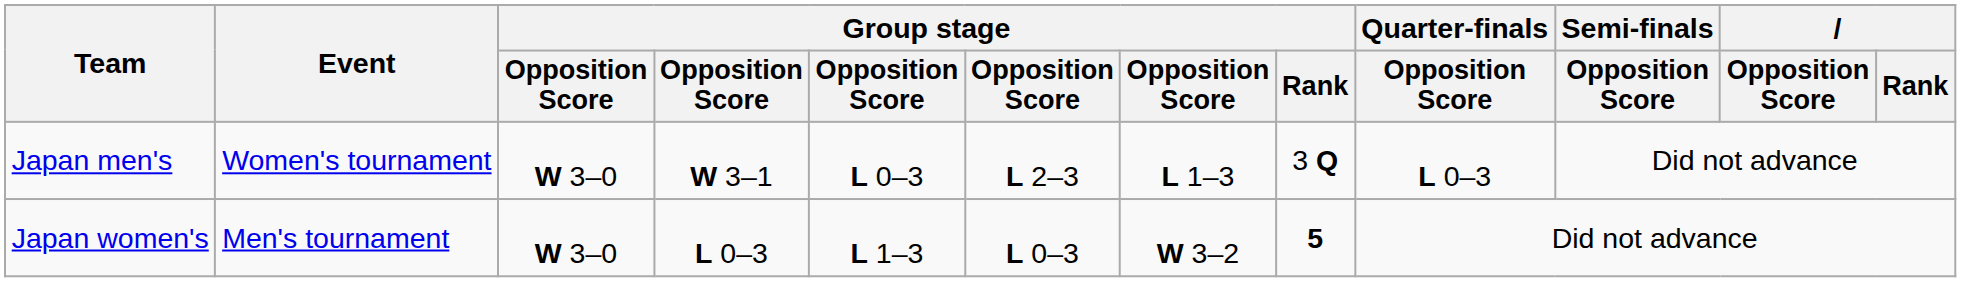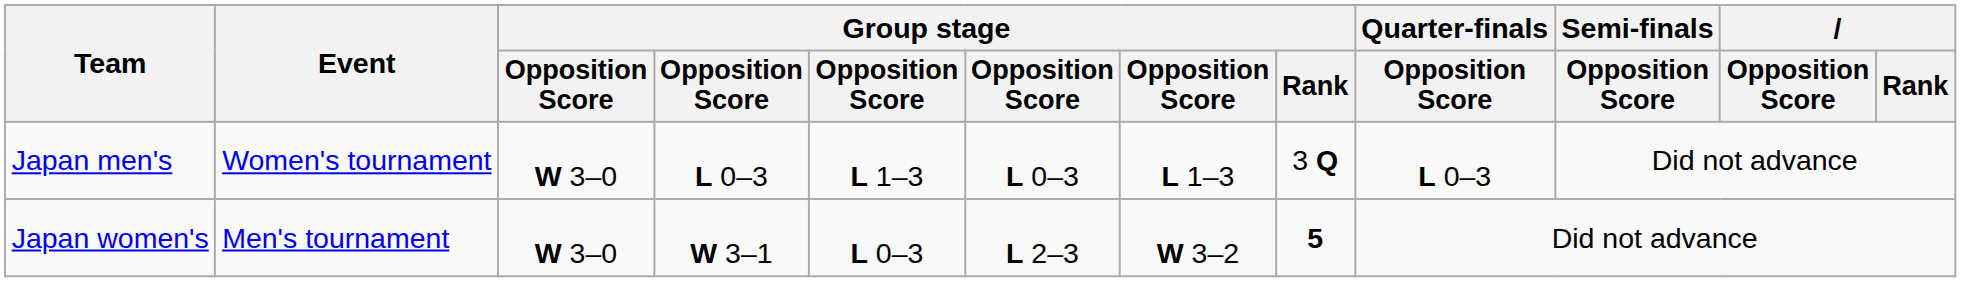(731, 177) W 3–1 -> (731, 177) L 0–3
(887, 177) L 0–3 -> (887, 177) L 1–3
(1042, 177) L 2–3 -> (1042, 177) L 0–3
(731, 254) L 0–3 -> (731, 254) W 3–1
(887, 254) L 1–3 -> (887, 254) L 0–3
(1042, 254) L 0–3 -> (1042, 254) L 2–3
